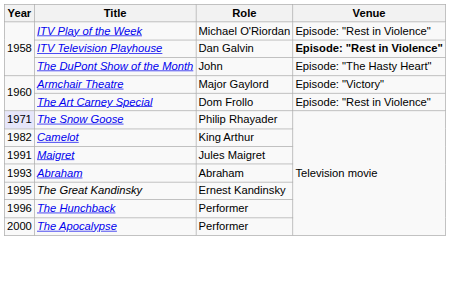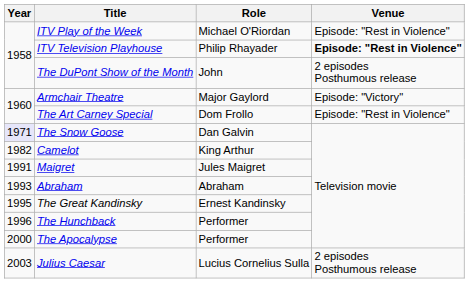(226, 48) Dan Galvin -> (238, 48) Philip Rhayader
(363, 66) Episode: "The Hasty Heart" -> (365, 72) 2 episodes Posthumous release
(238, 119) Philip Rhayader -> (226, 132) Dan Galvin
+ row: (71, 263)
